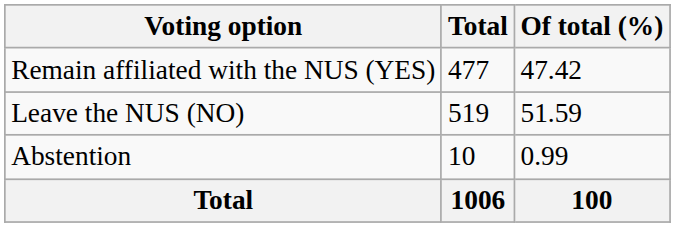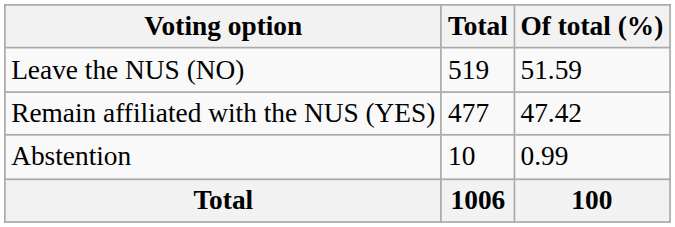rows swapped: (223, 69) <-> (128, 112)
